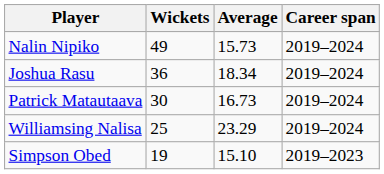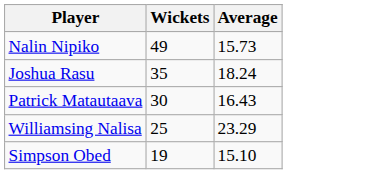- column: (331, 18)
(159, 73) 36 -> (159, 73) 35
(237, 73) 18.34 -> (237, 73) 18.24
(237, 100) 16.73 -> (237, 100) 16.43
